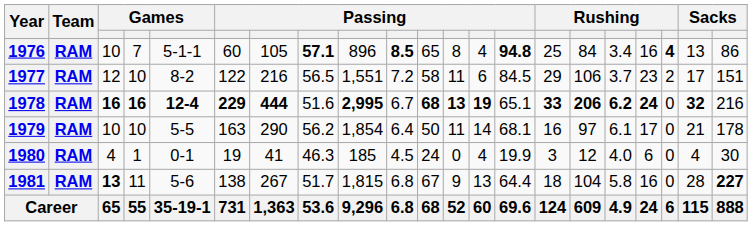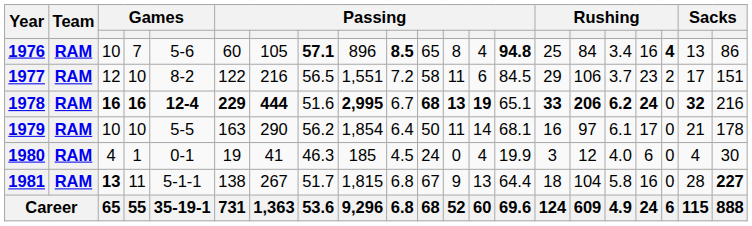(182, 51) 5-1-1 -> (182, 51) 5-6
(182, 181) 5-6 -> (182, 181) 5-1-1
